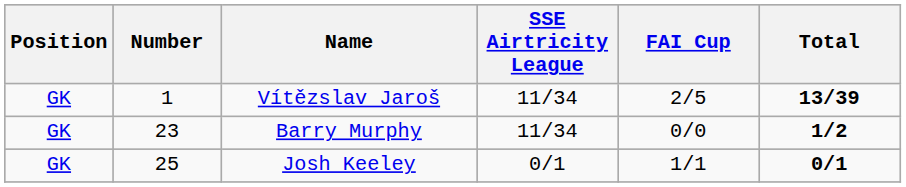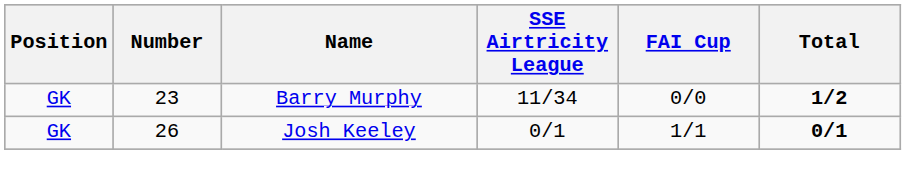- row: (349, 100)
(167, 166) 25 -> (167, 133) 26
